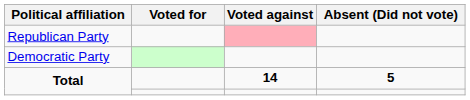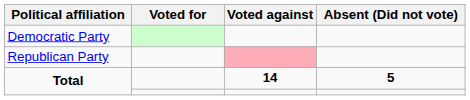rows swapped: (58, 57) <-> (58, 36)
